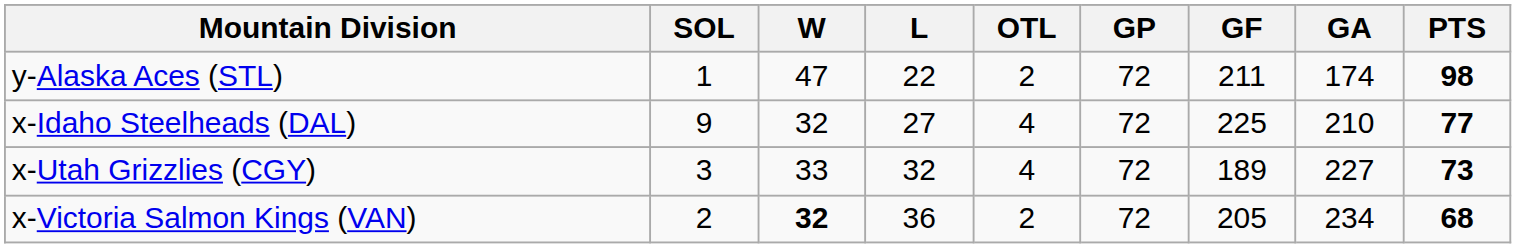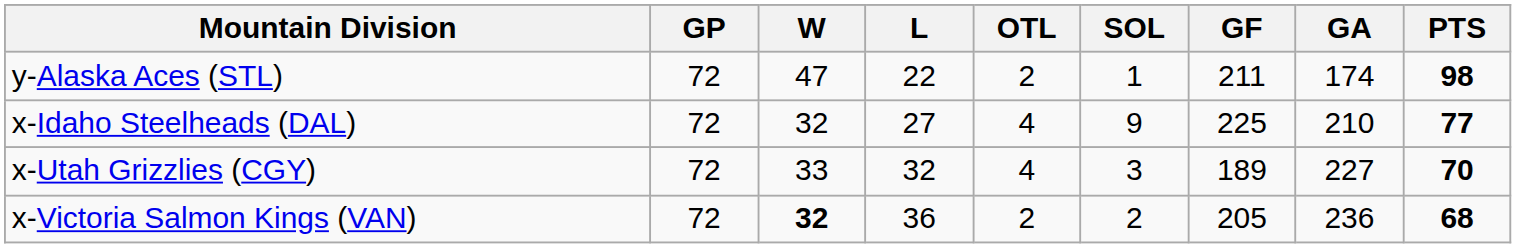columns swapped: (1134, 28) <-> (704, 28)
(1457, 170) 73 -> (1457, 170) 70
(1349, 218) 234 -> (1349, 218) 236
